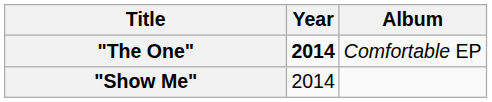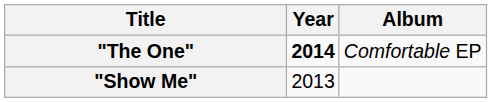(313, 81) 2014 -> (313, 81) 2013
